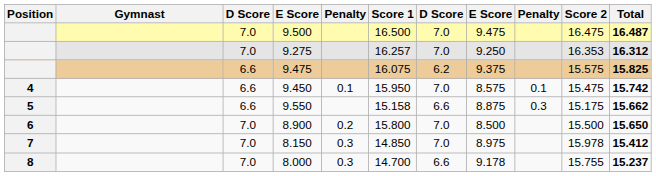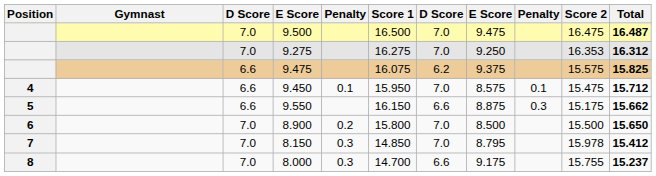(393, 51) 16.257 -> (393, 51) 16.275
(630, 88) 15.742 -> (630, 88) 15.712
(393, 106) 15.158 -> (393, 106) 16.150
(491, 144) 8.975 -> (491, 144) 8.795
(491, 162) 9.178 -> (491, 162) 9.175
